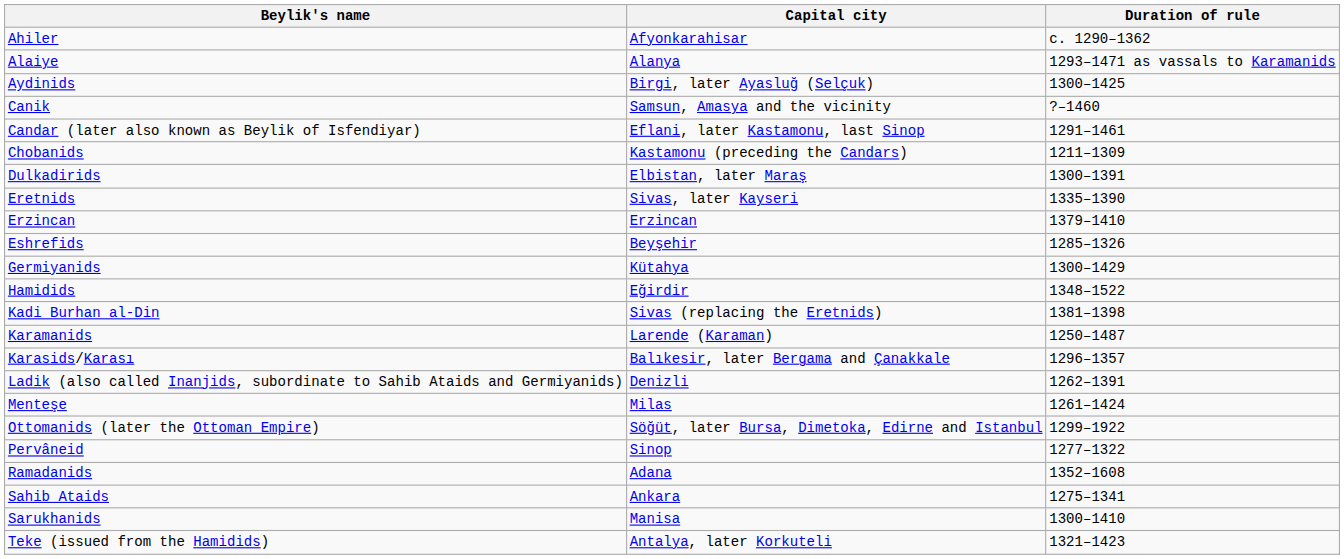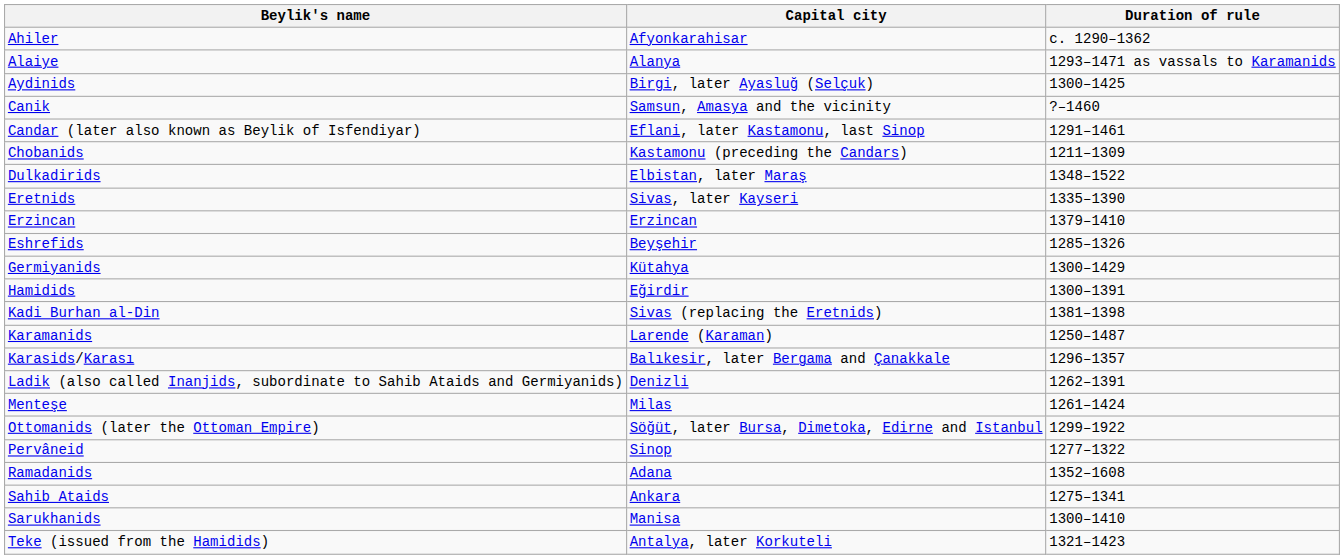(1087, 176) 1300–1391 -> (1087, 176) 1348–1522
(1087, 291) 1348–1522 -> (1087, 291) 1300–1391
